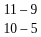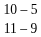rows swapped: (20, 9) <-> (20, 28)
